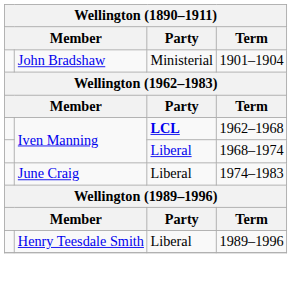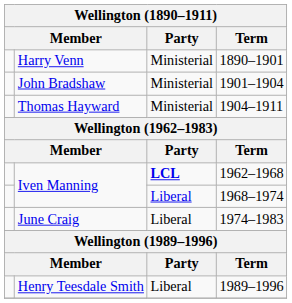+ row: (252, 60)
+ row: (251, 106)
